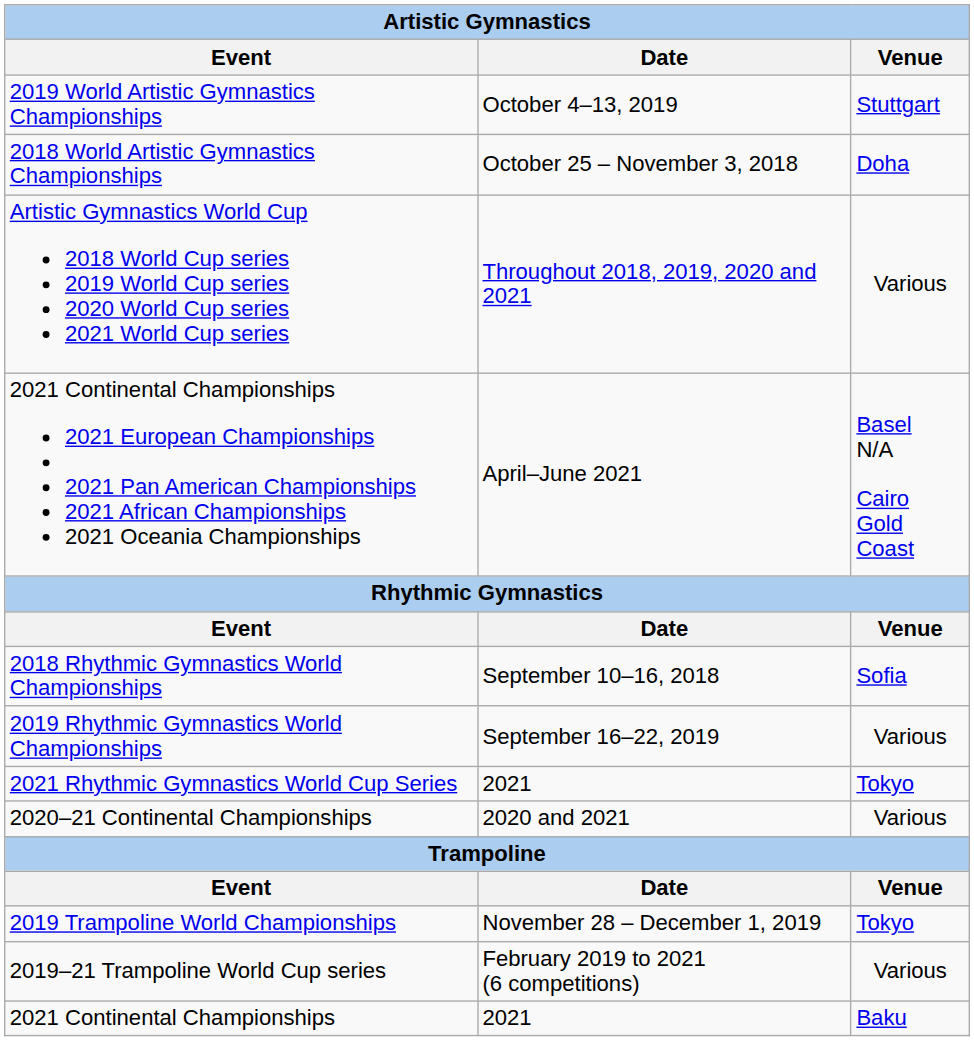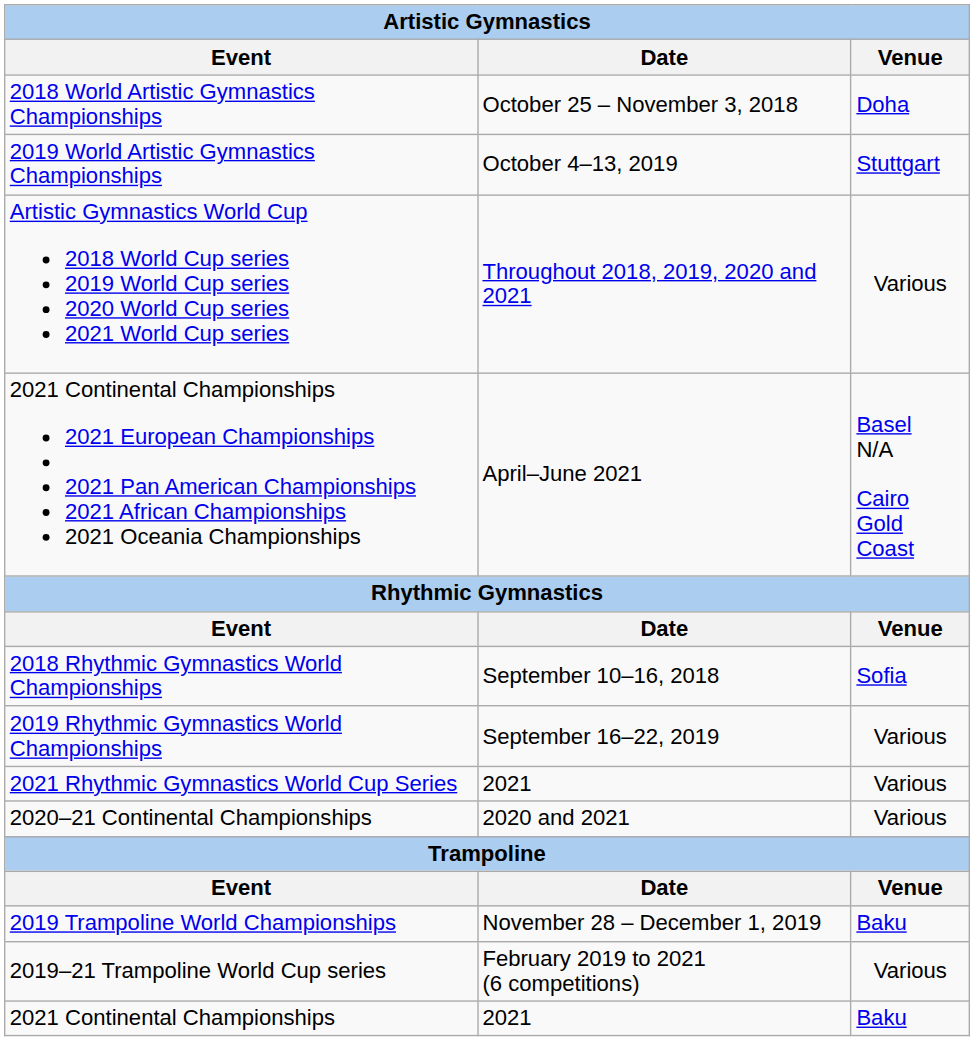rows swapped: (162, 164) <-> (162, 104)
(885, 783) Tokyo -> (910, 783) Various
(885, 923) Tokyo -> (882, 923) Baku
